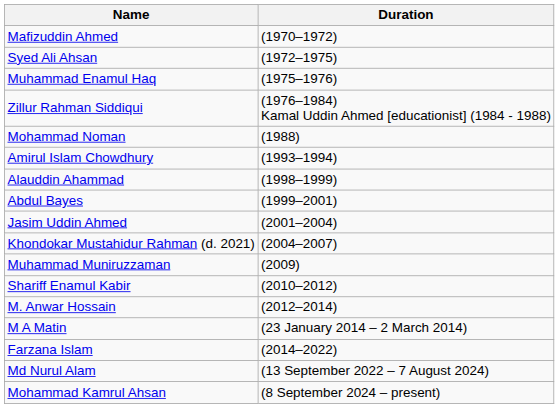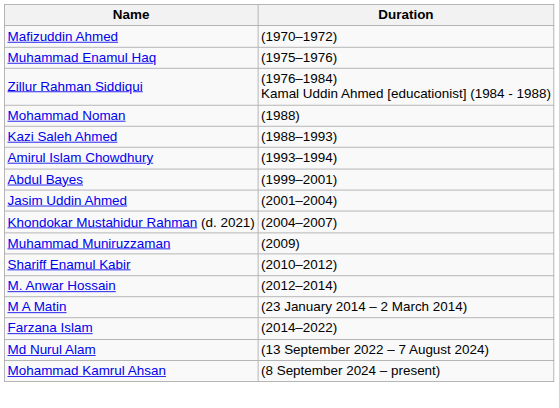- row: (52, 57)
+ row: (62, 136)
- row: (66, 179)
